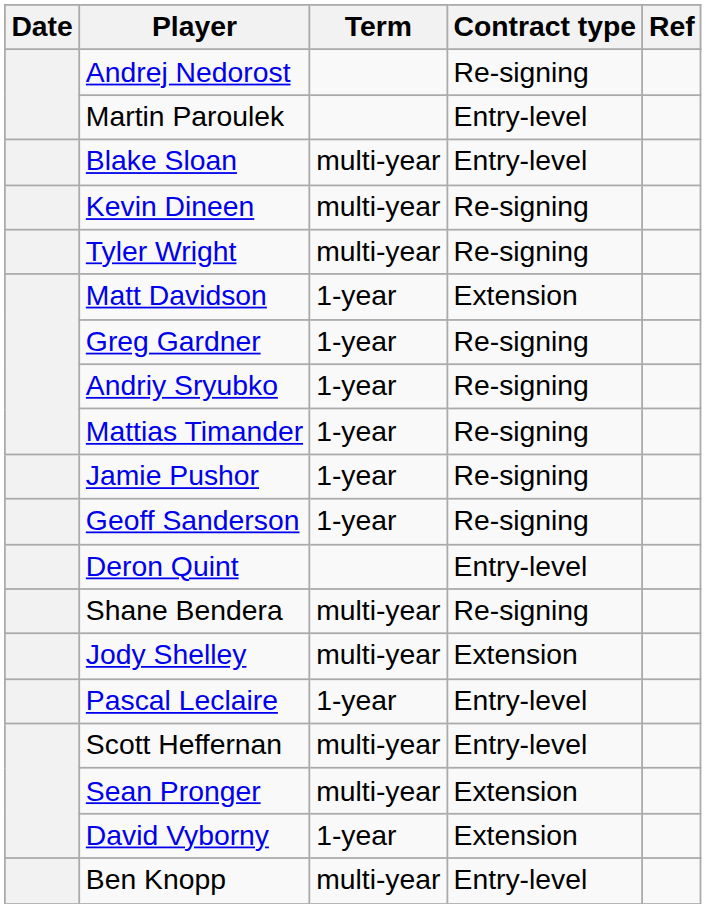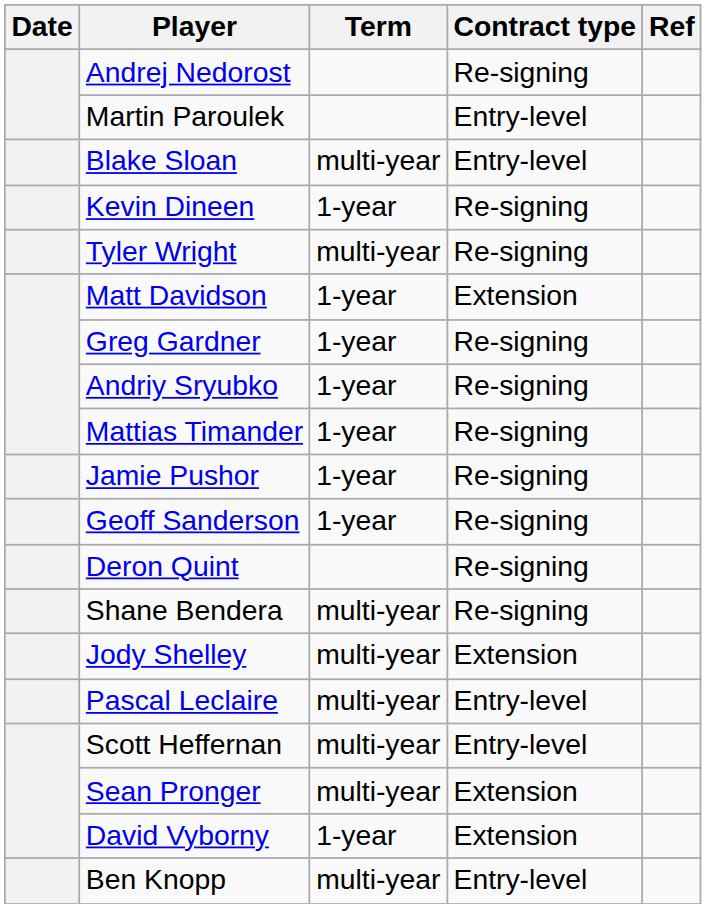(378, 206) multi-year -> (356, 206) 1-year
(520, 565) Entry-level -> (521, 565) Re-signing
(356, 700) 1-year -> (378, 700) multi-year
